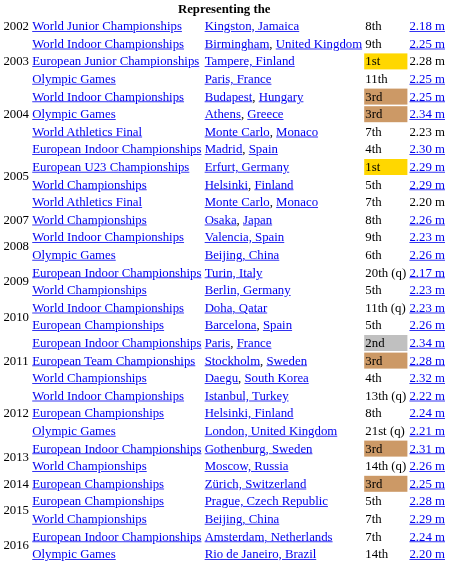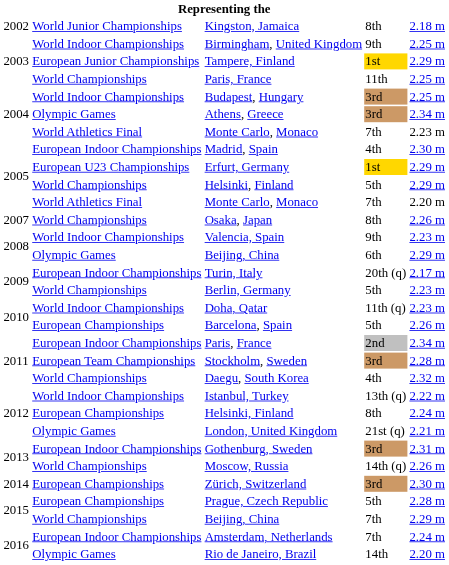(427, 61) 2.28 m -> (427, 61) 2.29 m
(74, 79) Olympic Games -> (89, 79) World Championships
(427, 255) 2.26 m -> (427, 255) 2.29 m
(427, 483) 2.25 m -> (427, 483) 2.30 m
